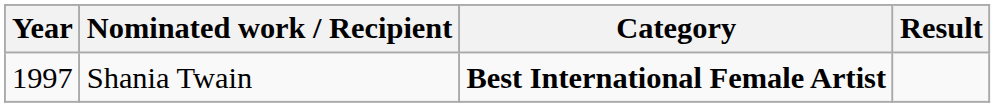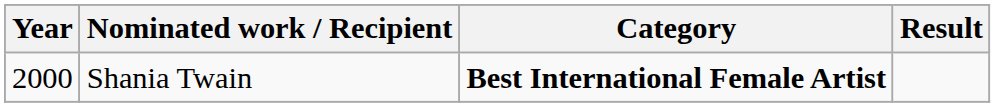(42, 76) 1997 -> (42, 76) 2000
